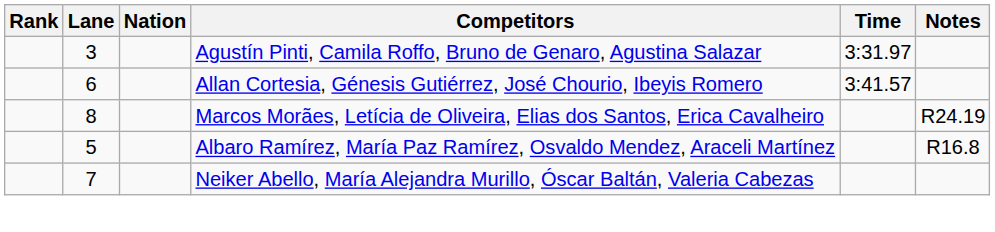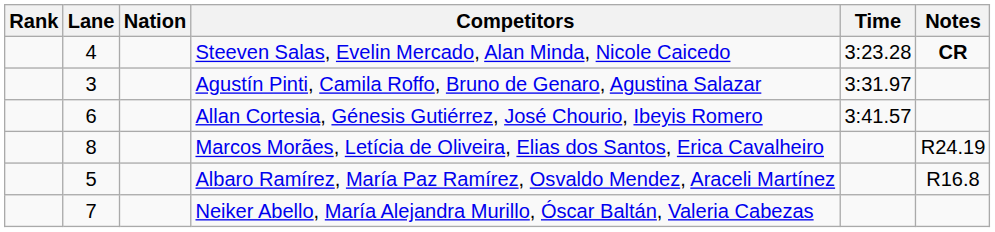+ row: (463, 52)
